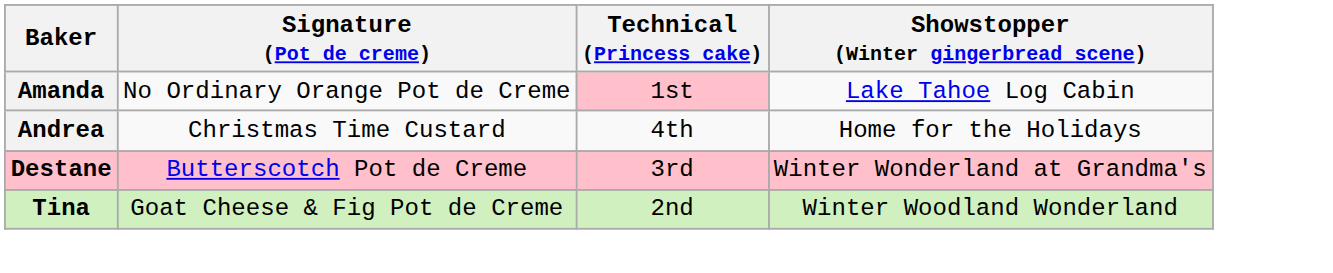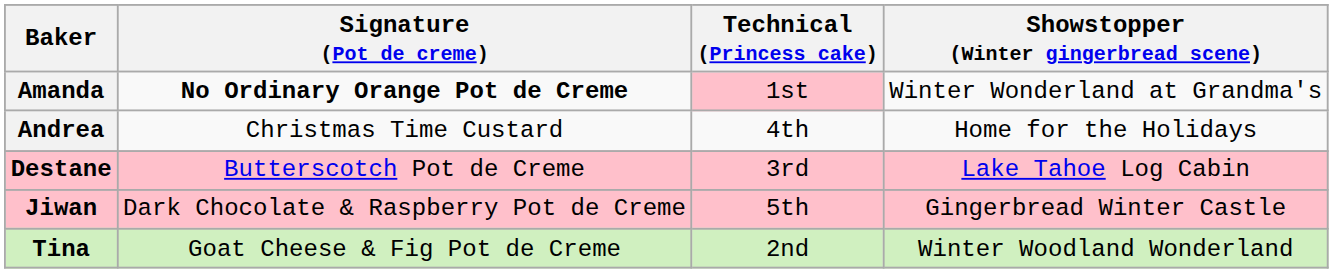(347, 91) normal -> (405, 91) bold
(990, 91) Lake Tahoe Log Cabin -> (1106, 91) Winter Wonderland at Grandma's
(990, 170) Winter Wonderland at Grandma's -> (1106, 170) Lake Tahoe Log Cabin
+ row: (61, 209)
